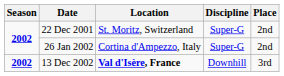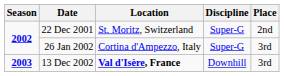(265, 46) 2nd -> (265, 46) 3rd
(22, 63) 2002 -> (22, 63) 2003
